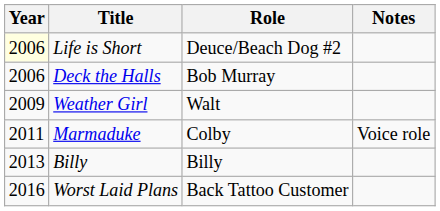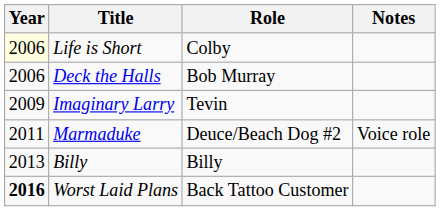(264, 47) Deuce/Beach Dog #2 -> (209, 47) Colby
- row: (100, 104)
+ row: (114, 104)
(209, 133) Colby -> (264, 133) Deuce/Beach Dog #2
(27, 190) normal -> (27, 190) bold
